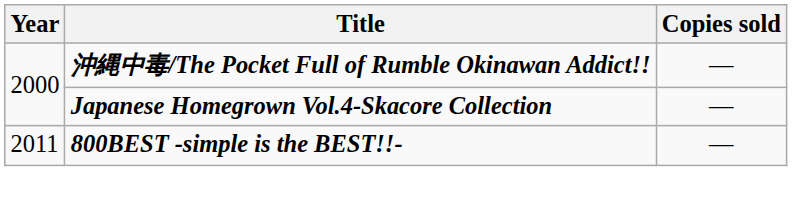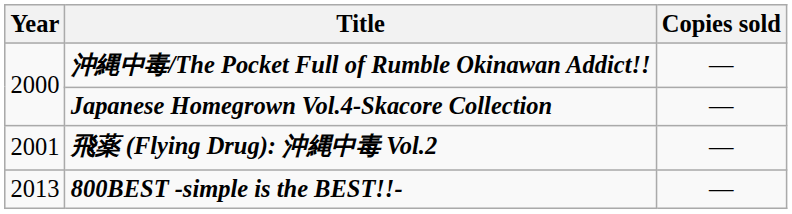+ row: (254, 146)
(34, 144) 2011 -> (35, 188) 2013
